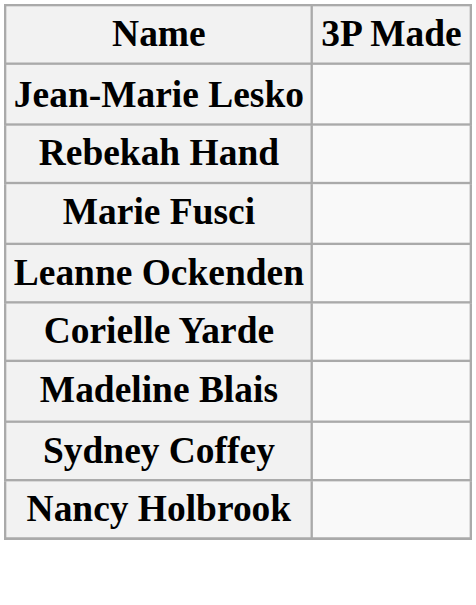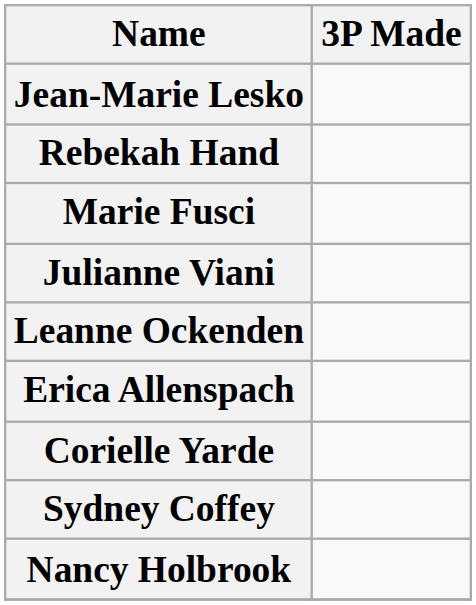+ row: (159, 271)
+ row: (159, 390)
- row: (159, 390)
